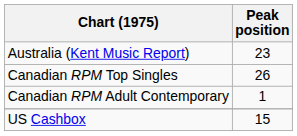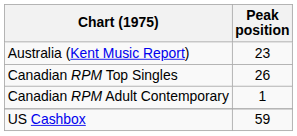(262, 119) 15 -> (262, 119) 59
